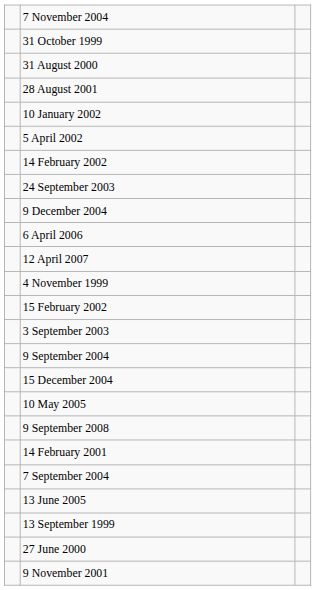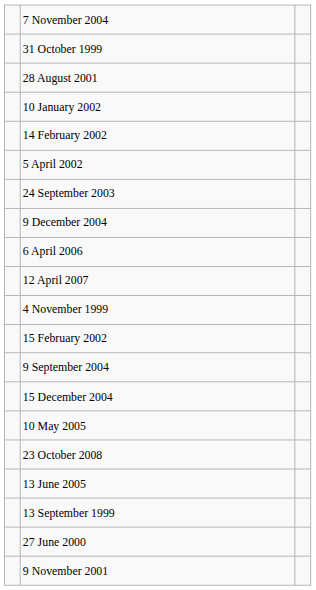- row: (60, 65)
rows swapped: (65, 162) <-> (53, 138)
- row: (66, 331)
- row: (66, 428)
+ row: (63, 454)
- row: (65, 452)
- row: (66, 476)
